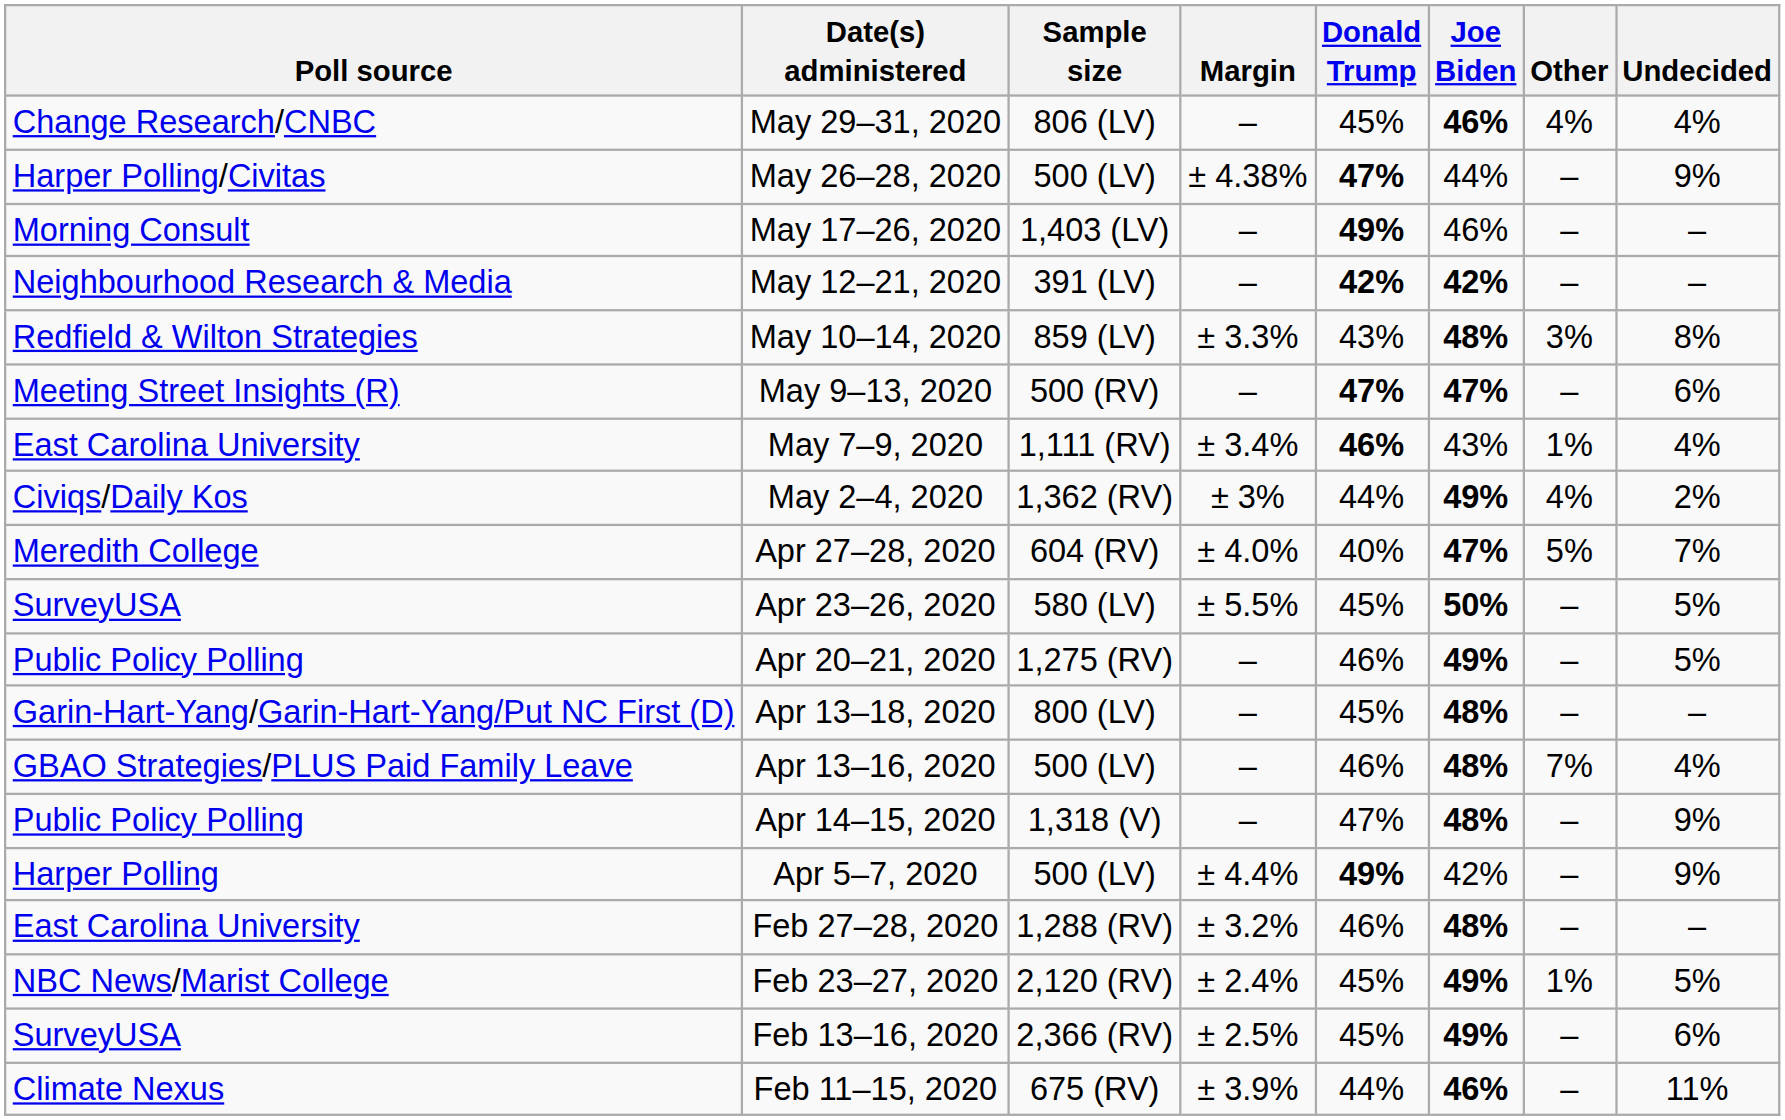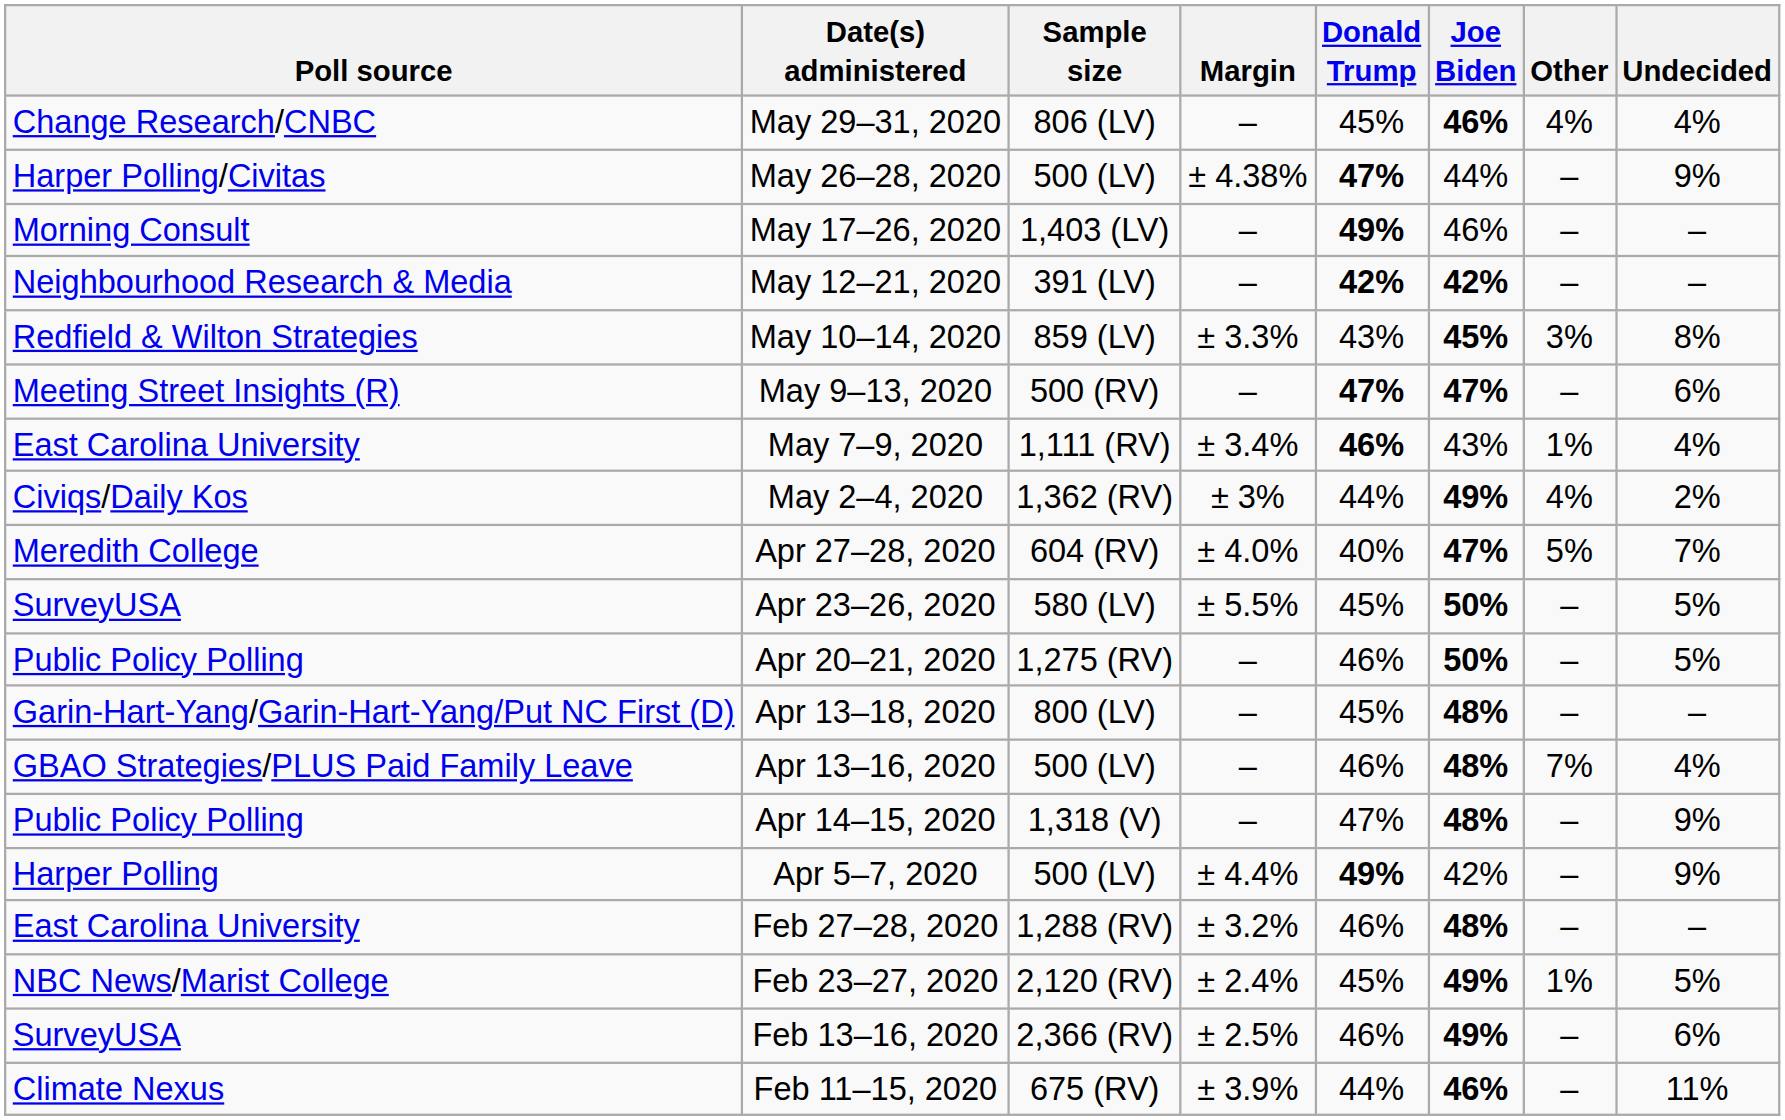(1476, 337) 48% -> (1476, 337) 45%
(1476, 659) 49% -> (1476, 659) 50%
(1372, 1034) 45% -> (1372, 1034) 46%
